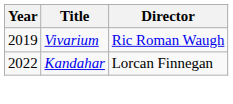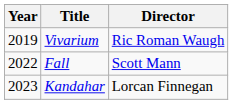+ row: (57, 63)
(23, 63) 2022 -> (23, 87) 2023
